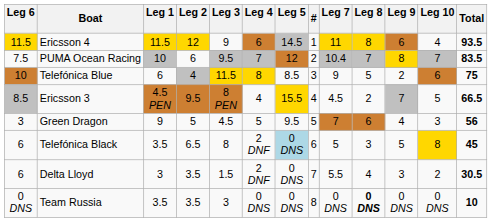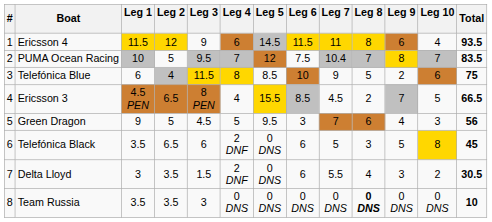columns swapped: (314, 19) <-> (21, 13)
(193, 59) 6 -> (171, 59) 5
(193, 99) 9.5 -> (171, 99) 6.5
(226, 145) 8 -> (204, 145) 6
(292, 145) lightblue background -> (270, 145) no background
